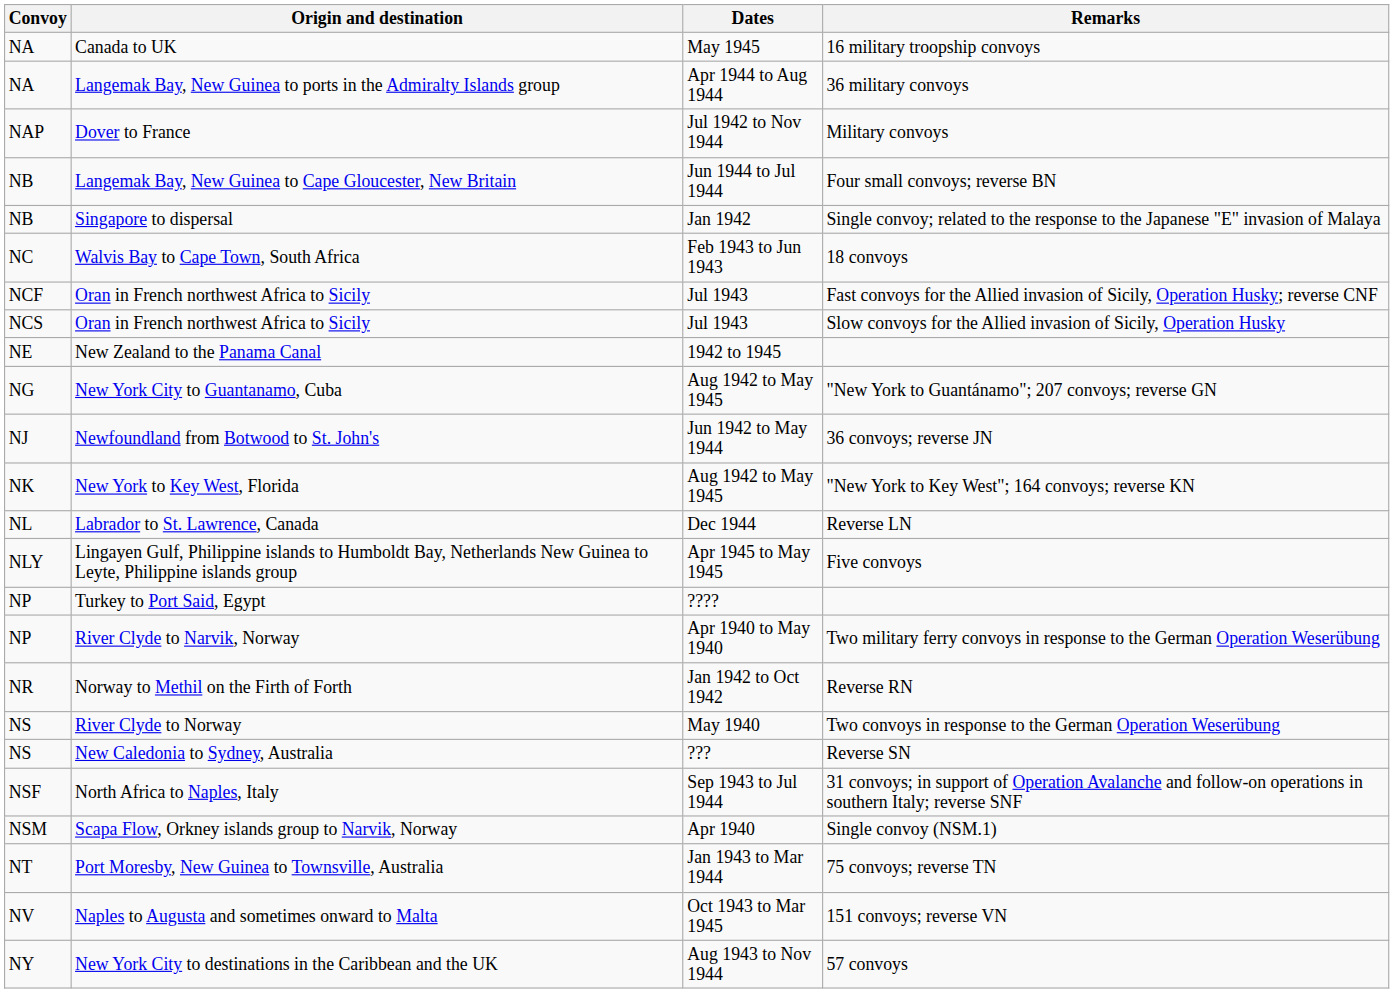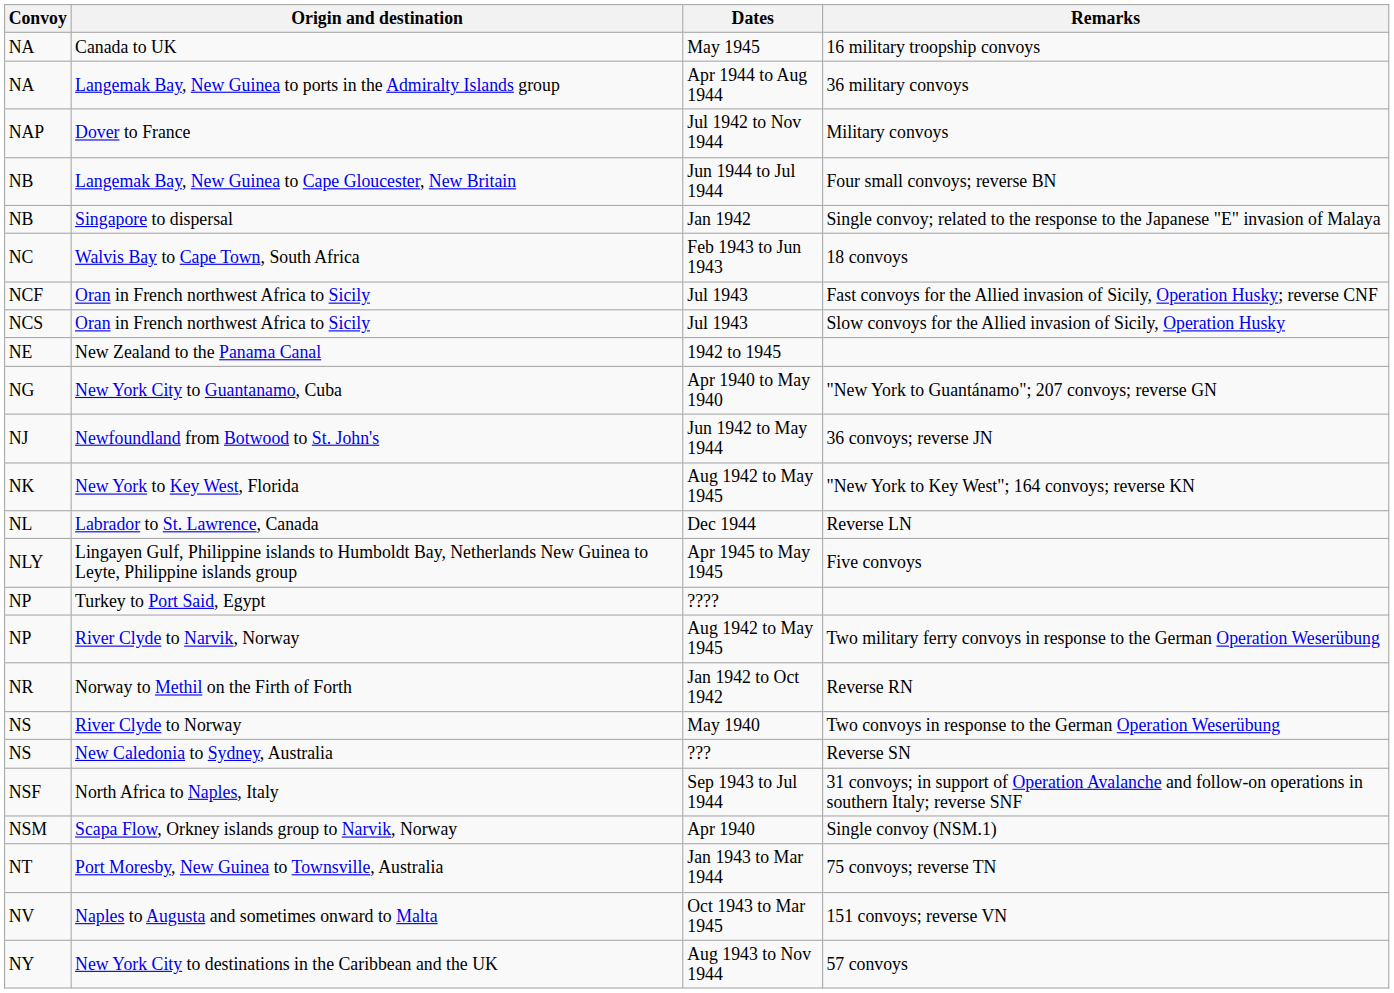(750, 390) Aug 1942 to May 1945 -> (749, 390) Apr 1940 to May 1940
(749, 639) Apr 1940 to May 1940 -> (750, 639) Aug 1942 to May 1945
